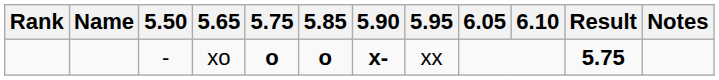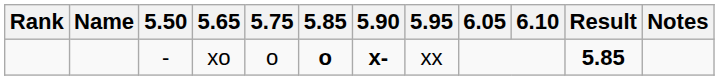(272, 57) bold -> (272, 57) normal
(603, 57) 5.75 -> (603, 57) 5.85
